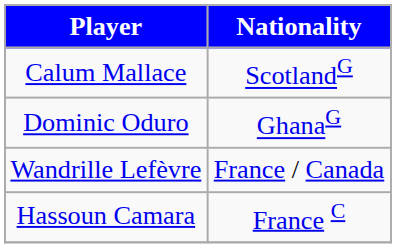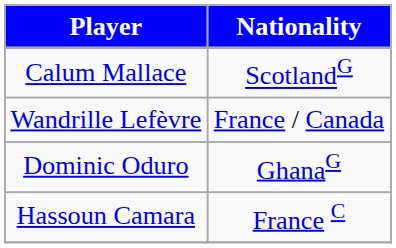rows swapped: (106, 122) <-> (106, 169)
